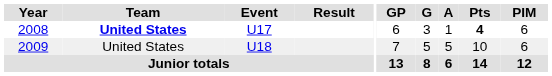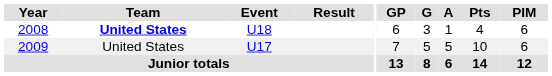(259, 29) U17 -> (259, 29) U18
(480, 29) bold -> (480, 29) normal
(259, 46) U18 -> (259, 46) U17
